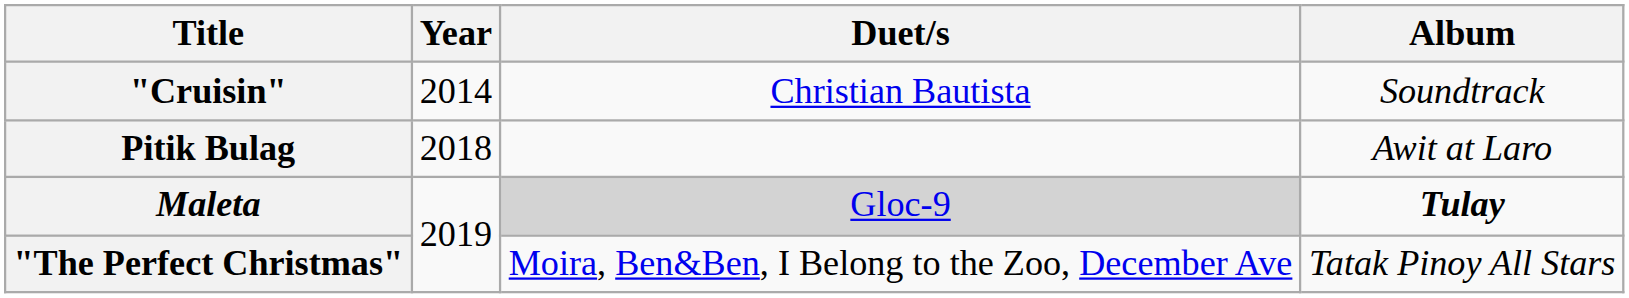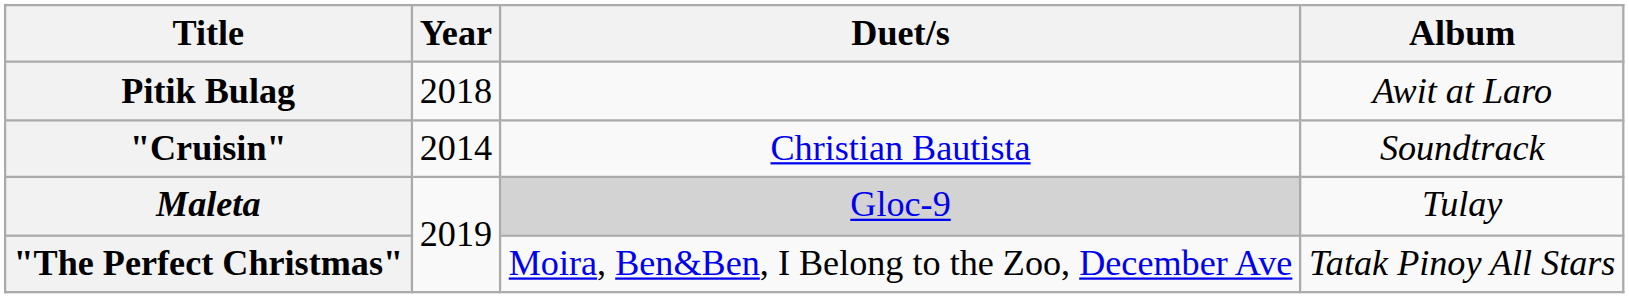rows swapped: (208, 90) <-> (208, 147)
(1462, 205) bold -> (1462, 205) normal
